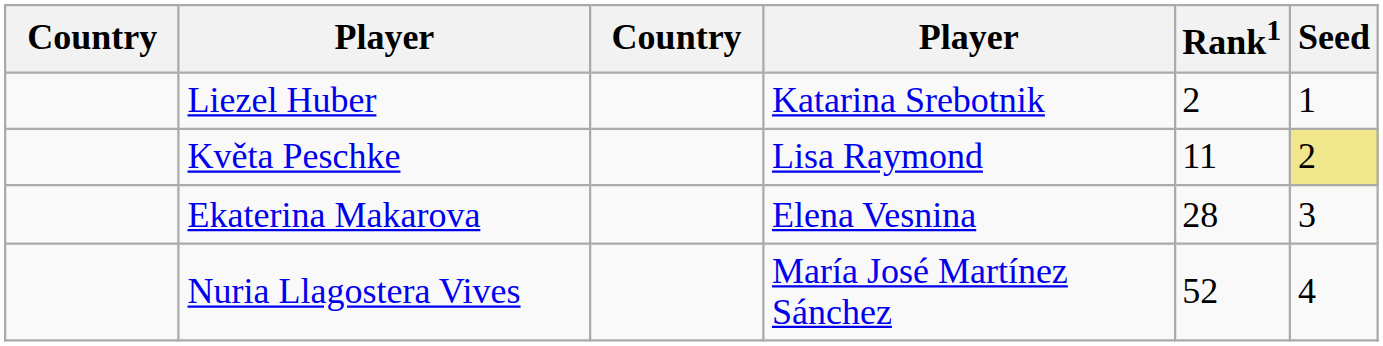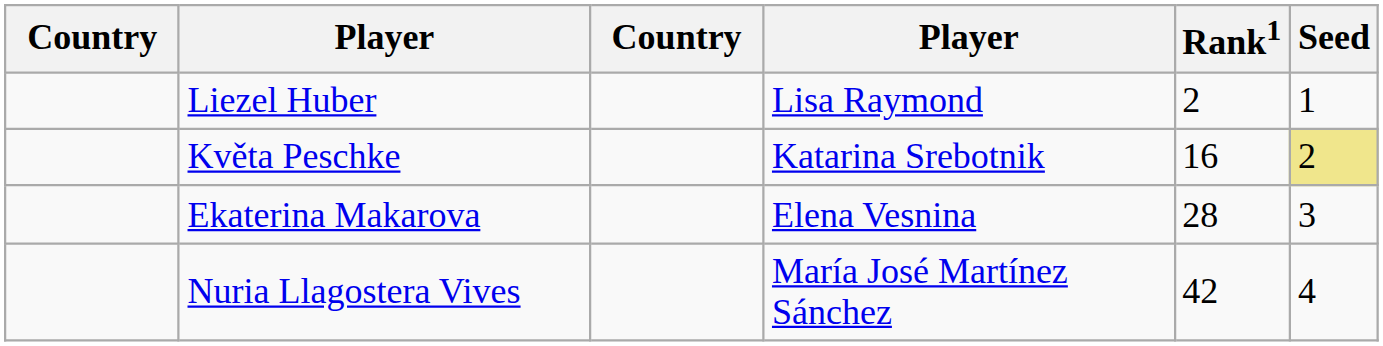(908, 99) Katarina Srebotnik -> (877, 99) Lisa Raymond
(877, 156) Lisa Raymond -> (908, 156) Katarina Srebotnik
(1200, 156) 11 -> (1200, 156) 16
(1200, 291) 52 -> (1200, 291) 42
